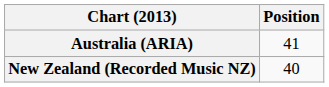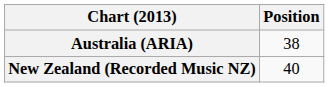(291, 43) 41 -> (291, 43) 38
